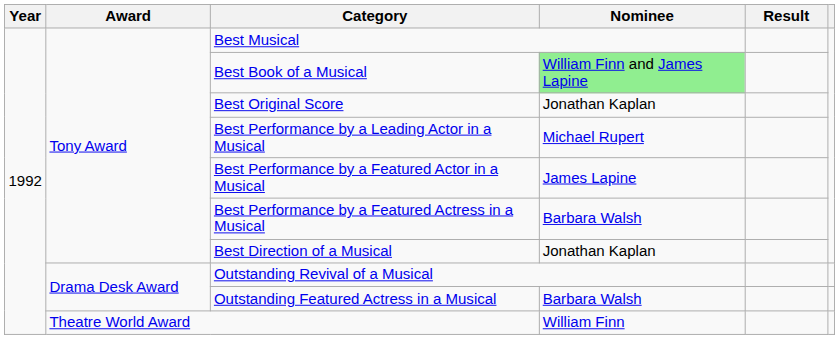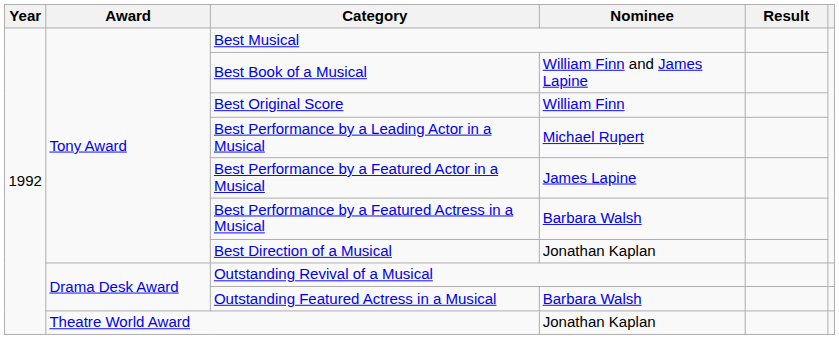(623, 72) lightgreen background -> (623, 72) no background
(599, 104) Jonathan Kaplan -> (584, 104) William Finn
(584, 322) William Finn -> (599, 322) Jonathan Kaplan
